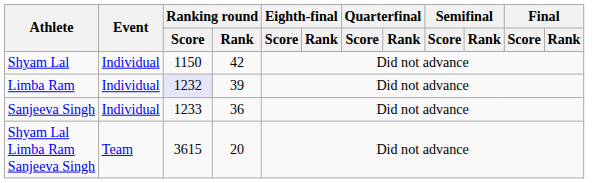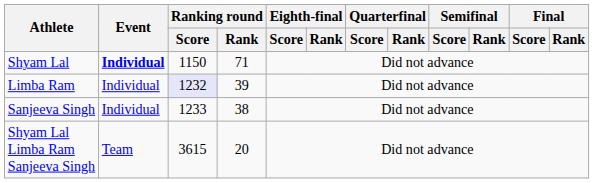(131, 63) normal -> (133, 63) bold
(237, 63) 42 -> (242, 63) 71
(237, 109) 36 -> (242, 109) 38
